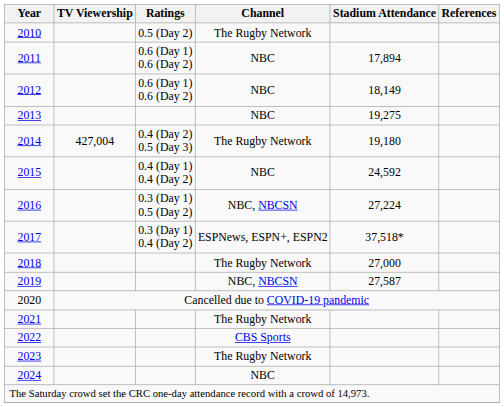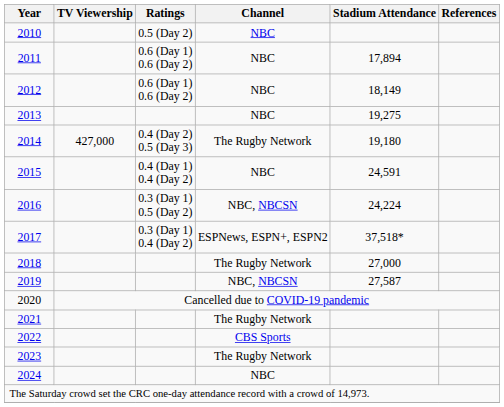(263, 32) The Rugby Network -> (263, 32) NBC
(95, 141) 427,004 -> (95, 141) 427,000
(385, 173) 24,592 -> (385, 173) 24,591
(385, 205) 27,224 -> (385, 205) 24,224
